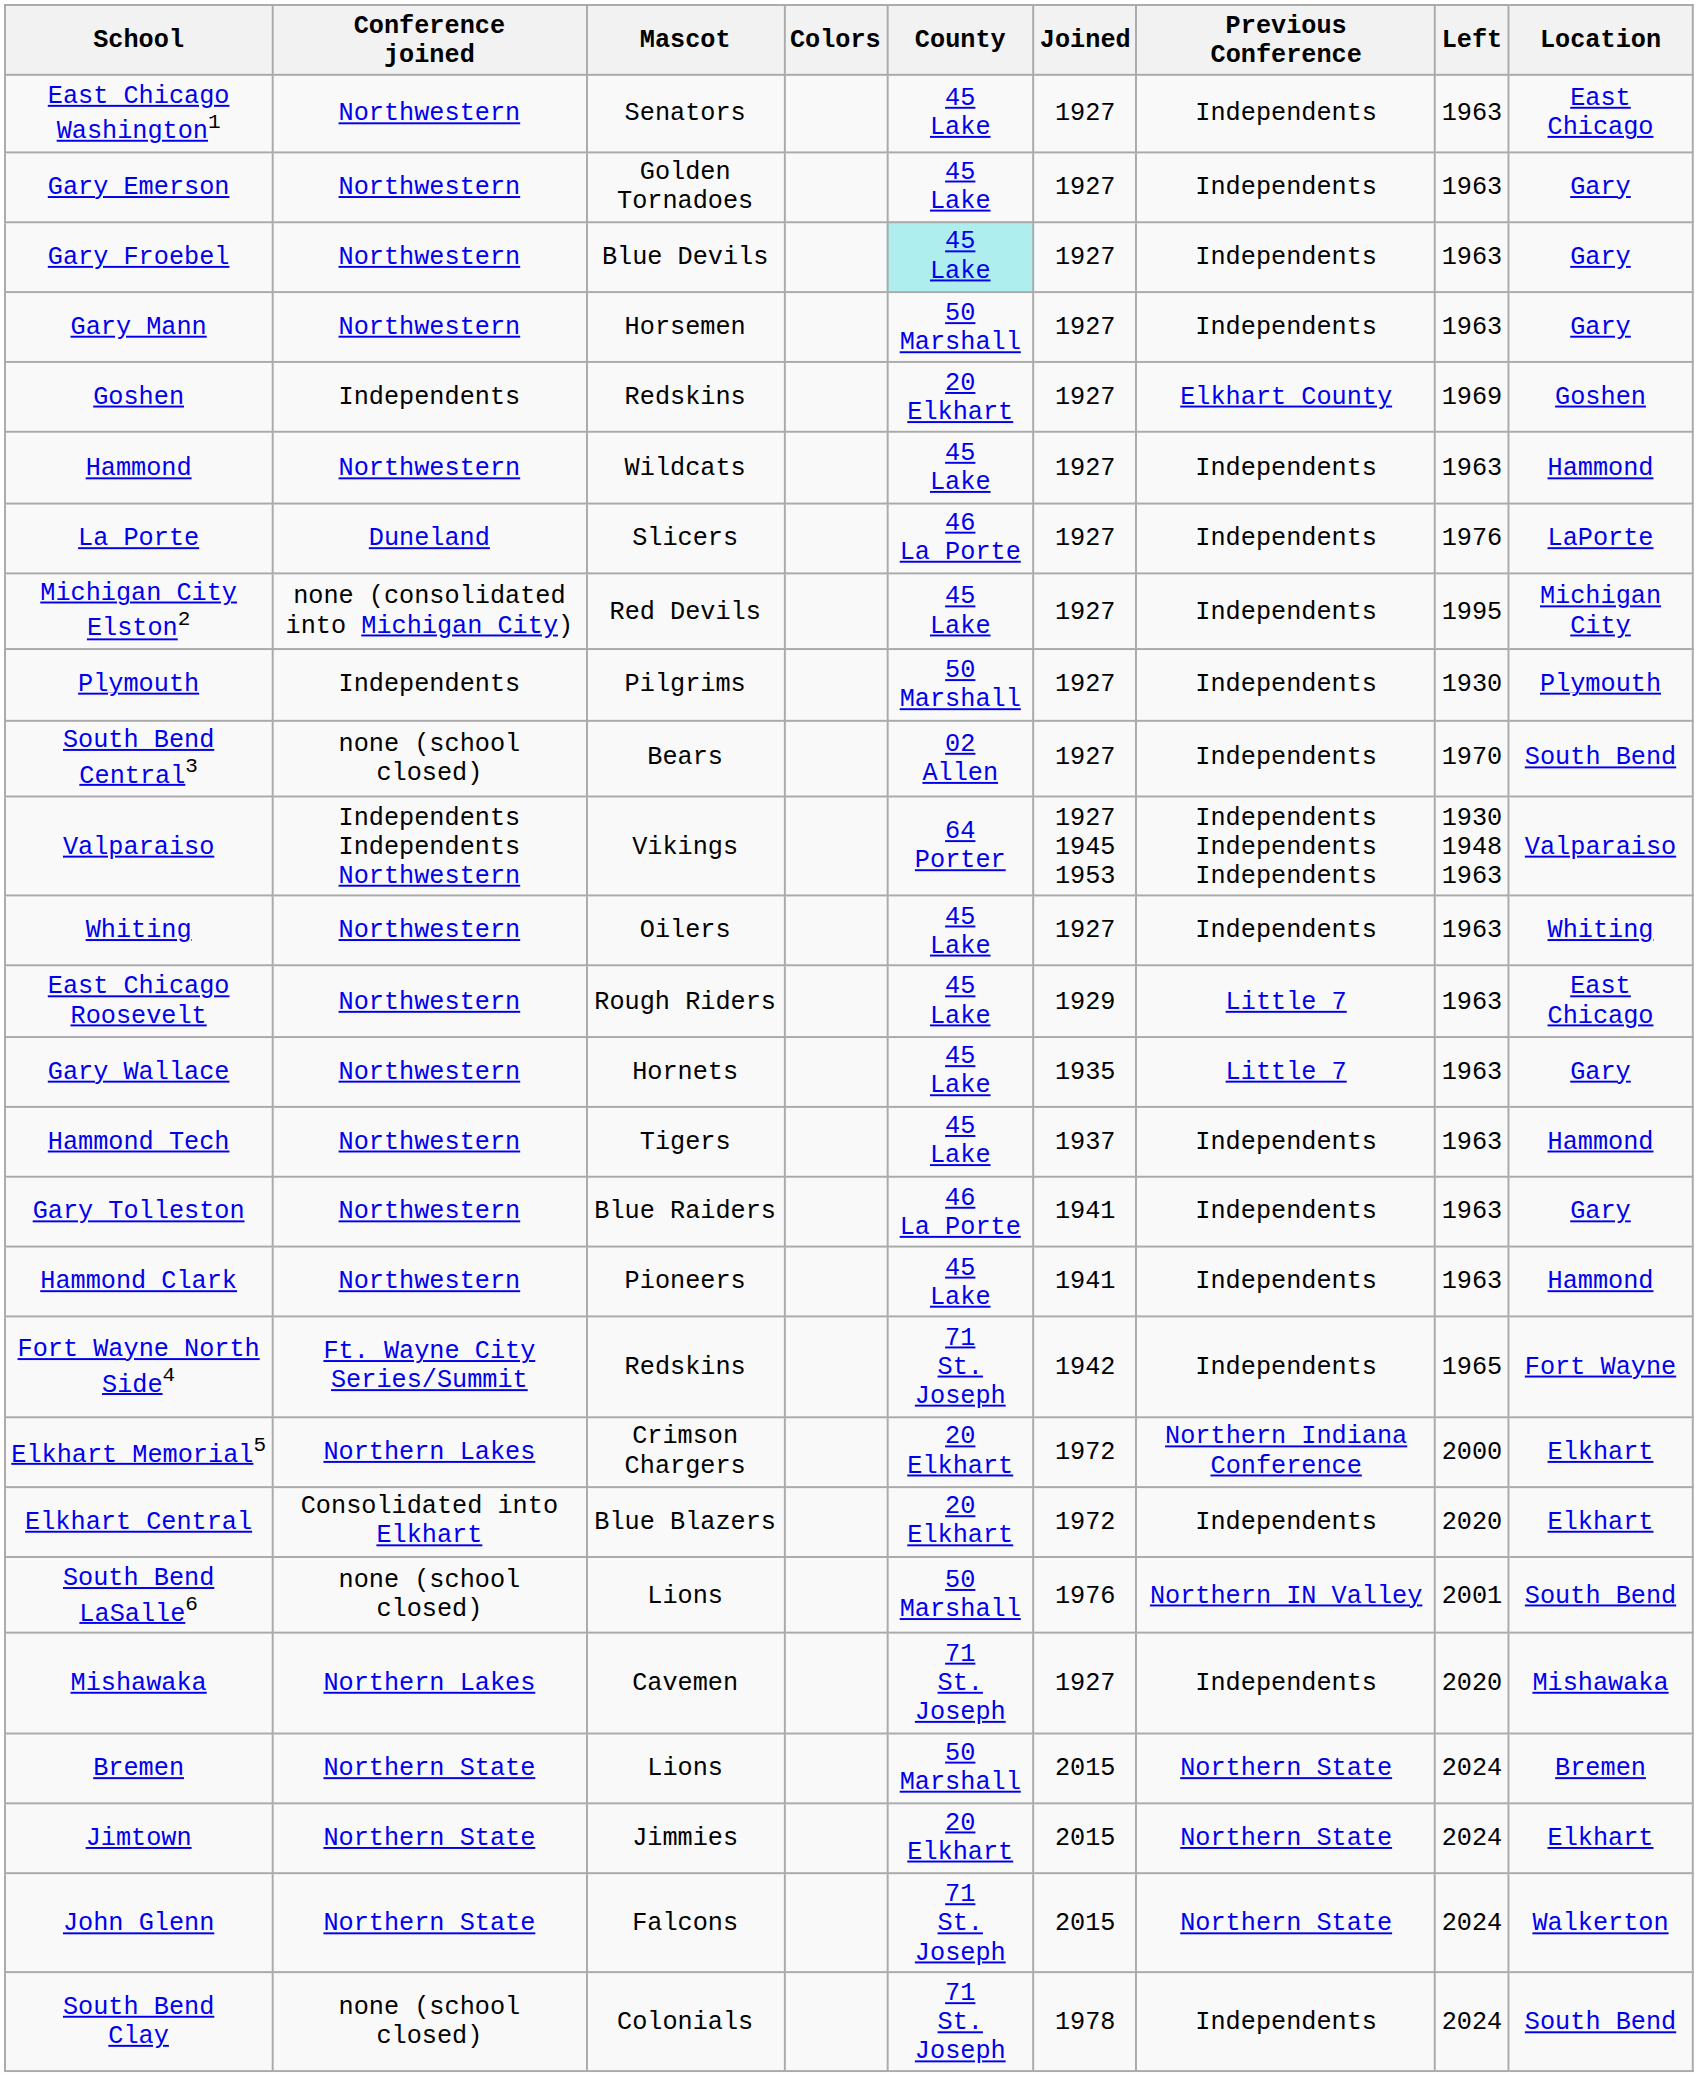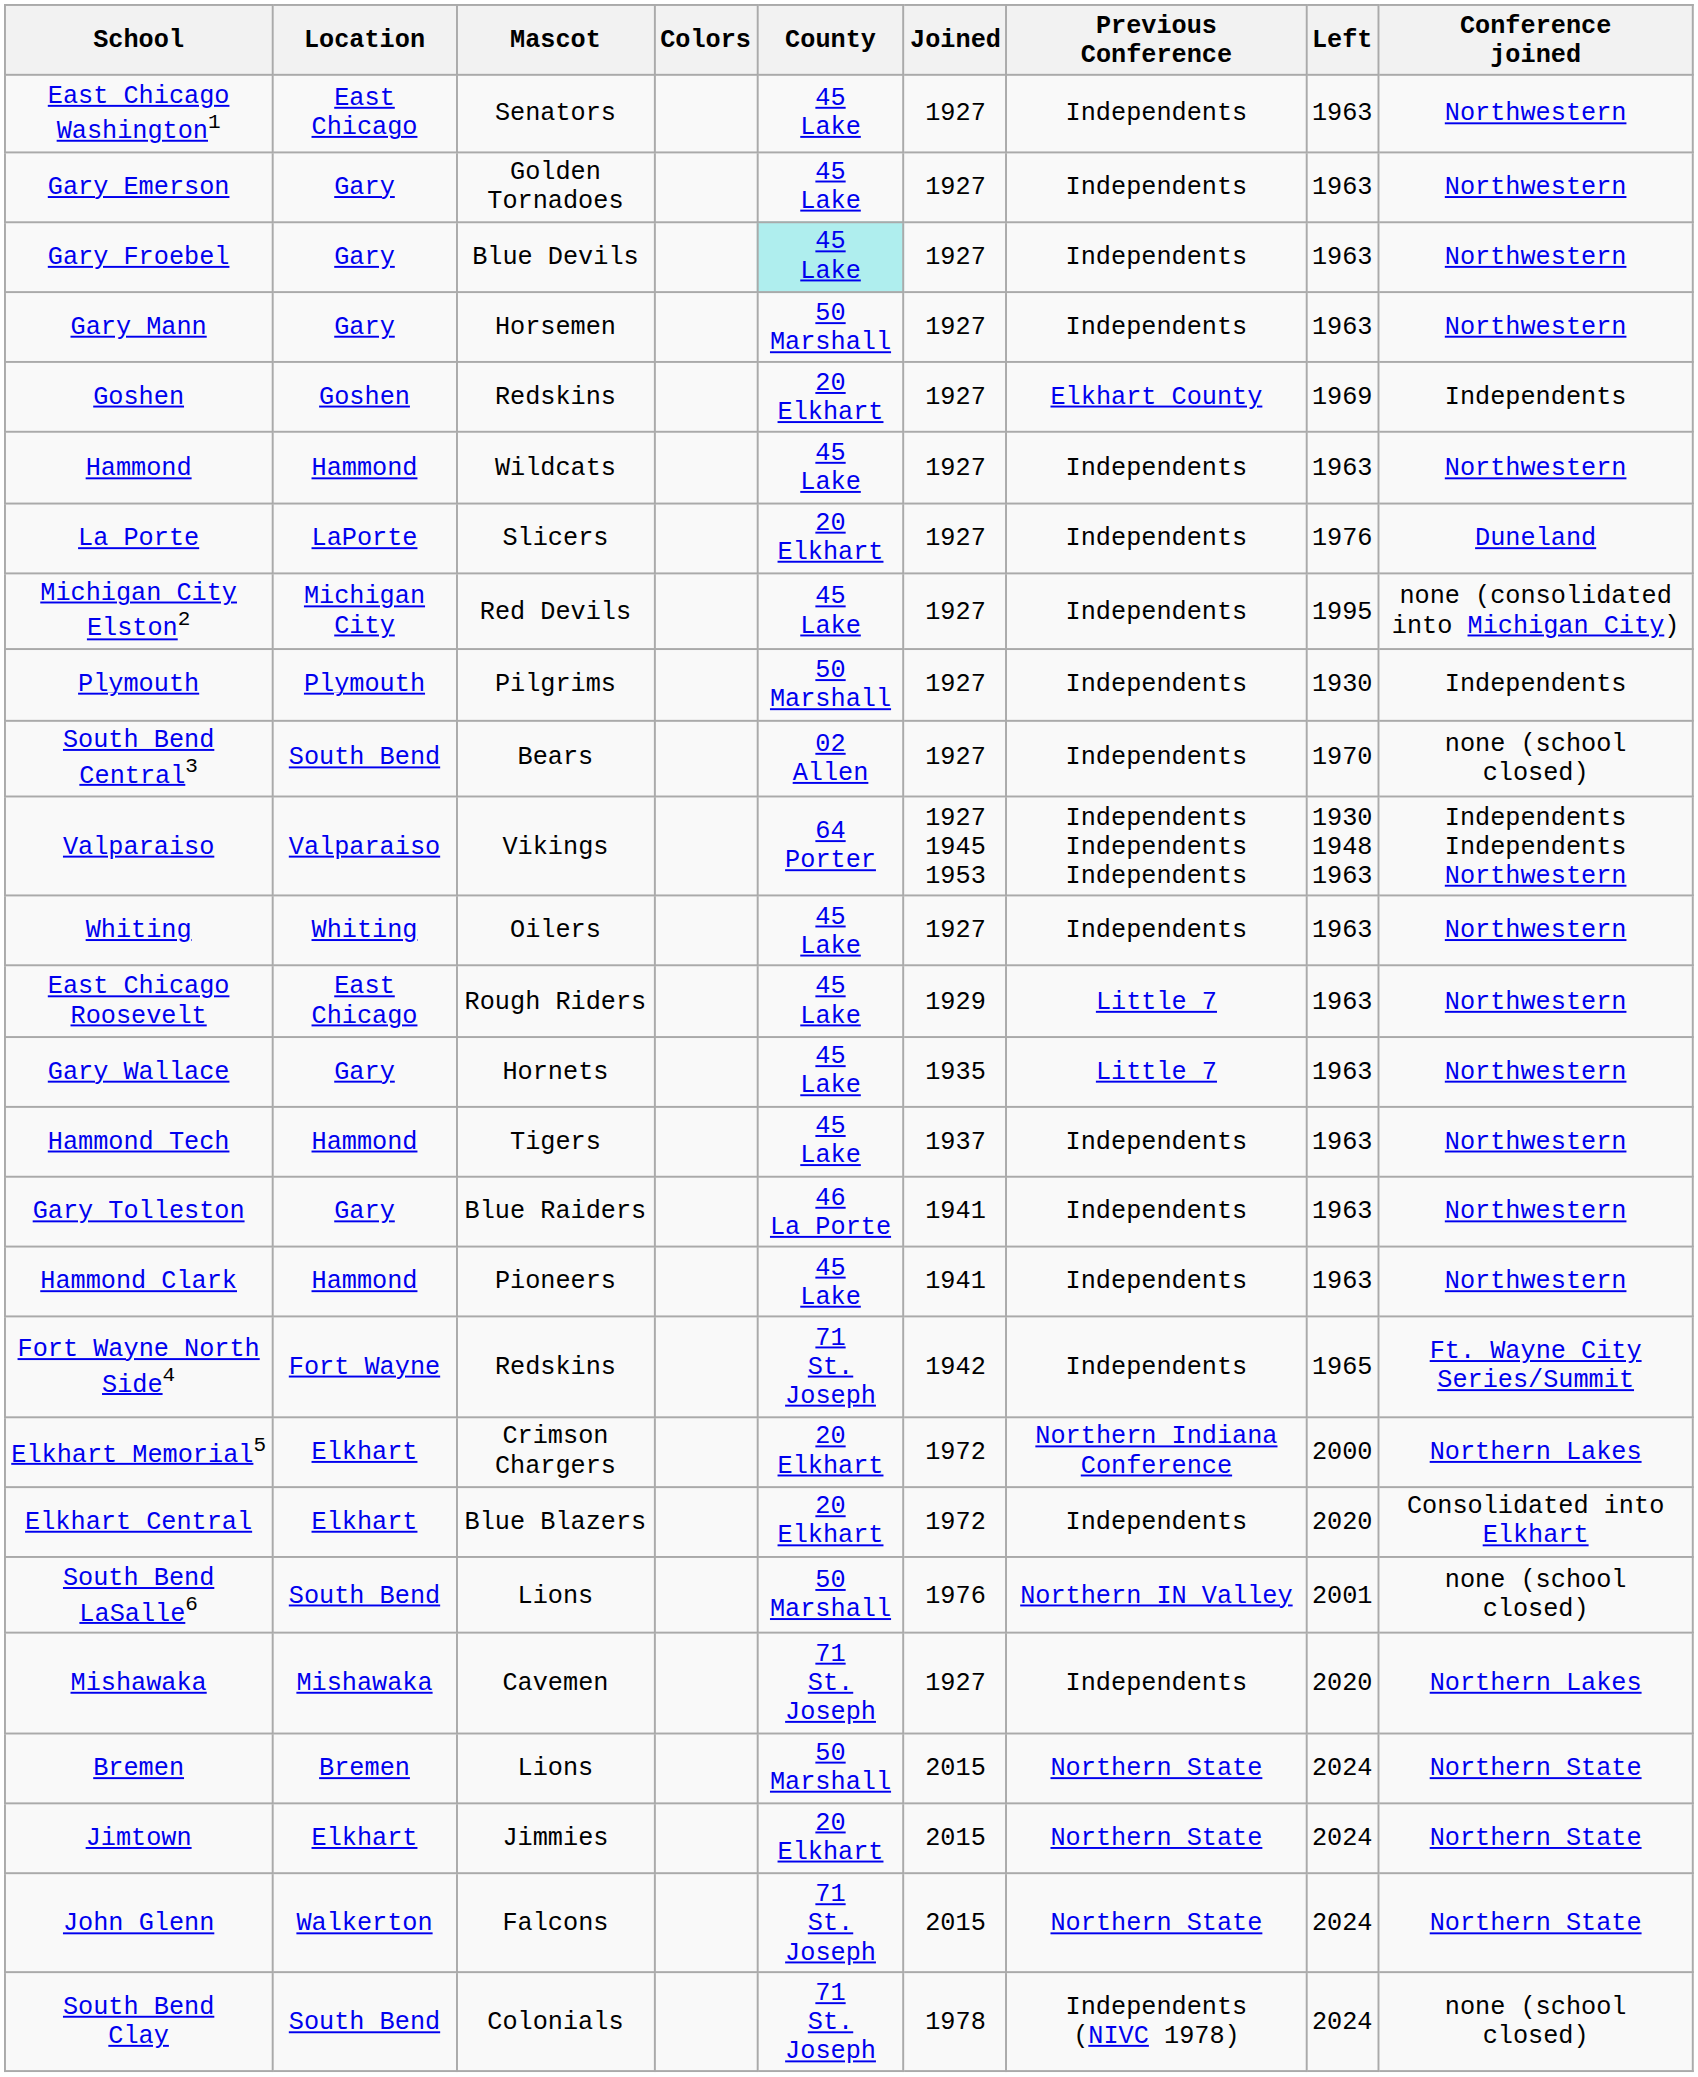columns swapped: (1601, 40) <-> (429, 40)
(960, 538) 46 La Porte -> (831, 538) 20 Elkhart
(1286, 2022) Independents -> (1156, 2022) Independents (NIVC 1978)
